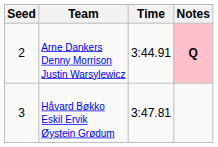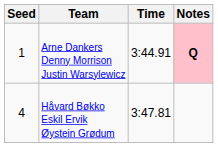(21, 53) 2 -> (21, 53) 1
(21, 112) 3 -> (21, 112) 4
